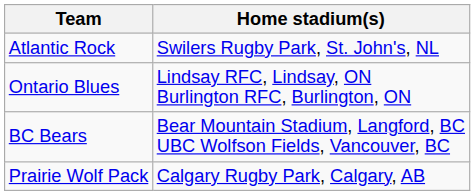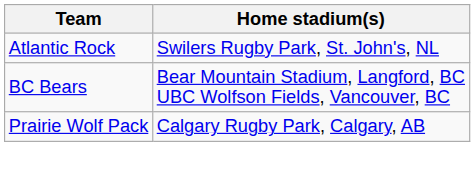- row: (64, 87)
